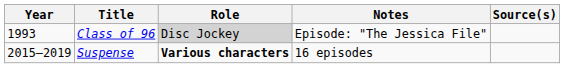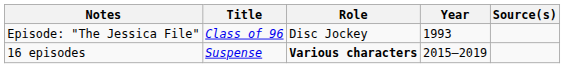columns swapped: (39, 14) <-> (391, 14)
(200, 33) lightgrey background -> (328, 33) no background
